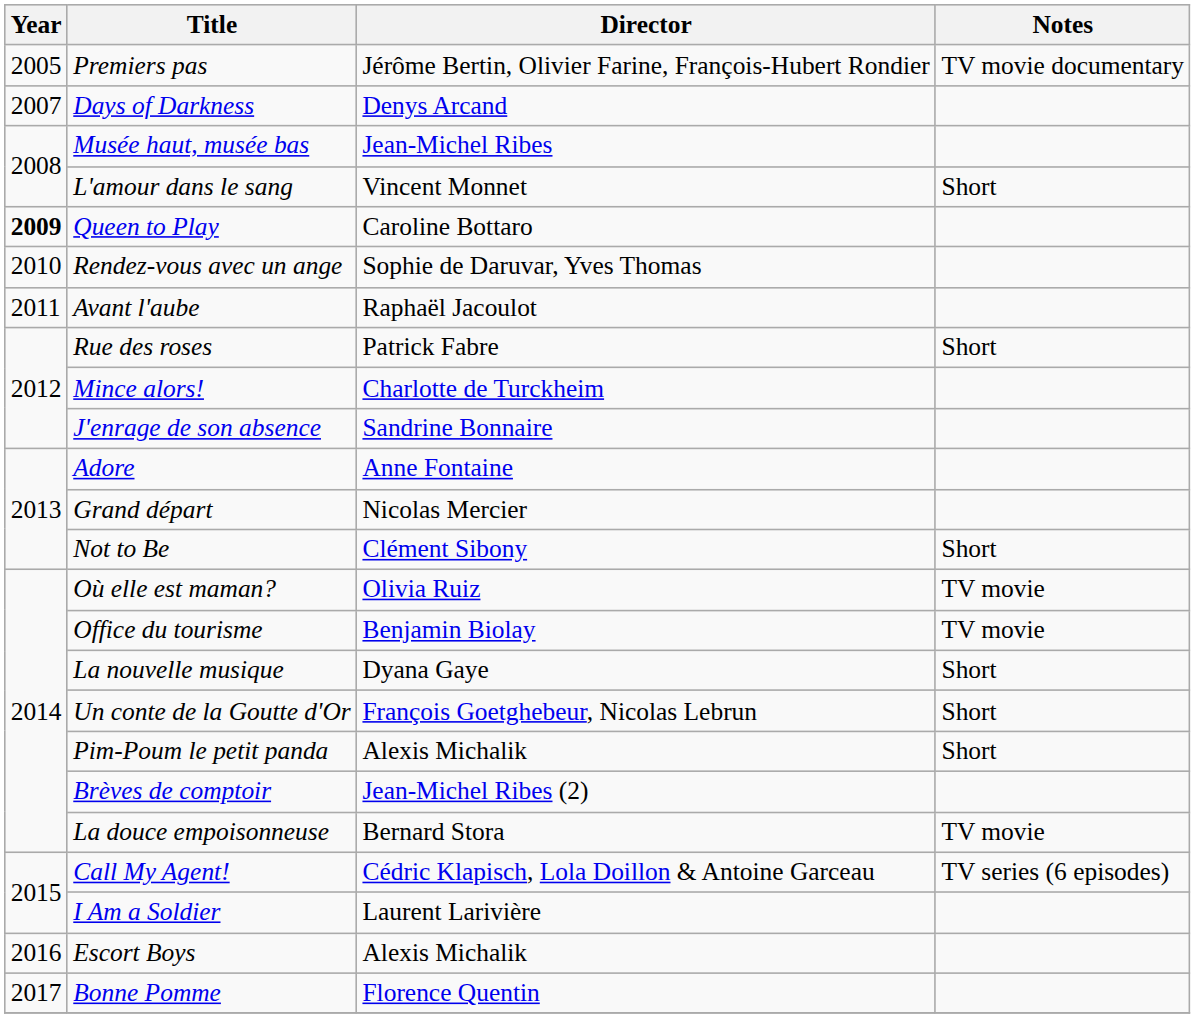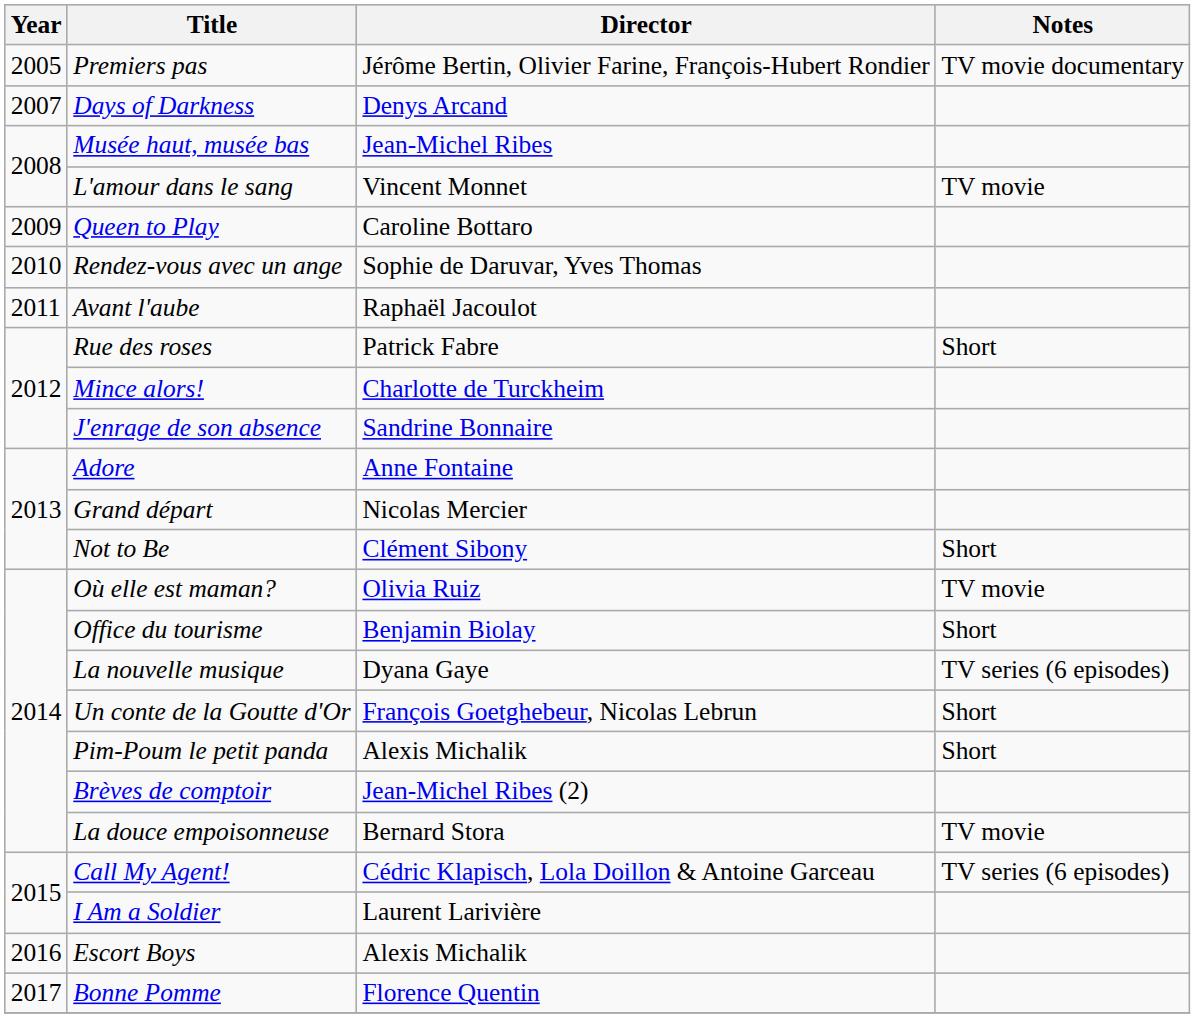(969, 186) Short -> (993, 186) TV movie
(36, 226) bold -> (36, 226) normal
(993, 629) TV movie -> (969, 629) Short
(969, 670) Short -> (1055, 670) TV series (6 episodes)
